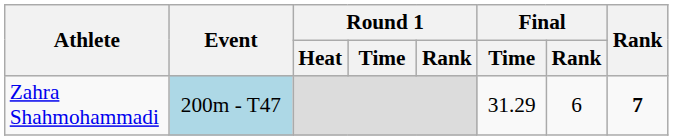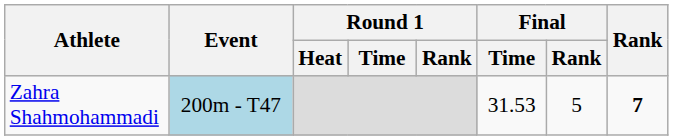(512, 105) 31.29 -> (512, 105) 31.53
(576, 105) 6 -> (576, 105) 5
